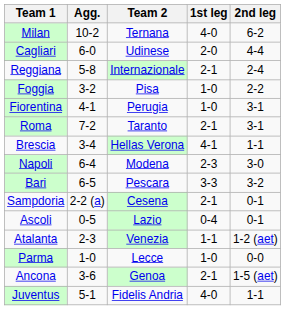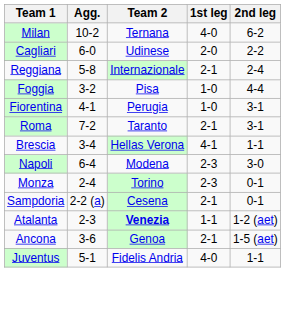(255, 51) 4-4 -> (255, 51) 2-2
(255, 88) 2-2 -> (255, 88) 4-4
+ row: (36, 182)
- row: (36, 182)
- row: (36, 220)
(147, 239) normal -> (147, 220) bold
- row: (36, 257)
